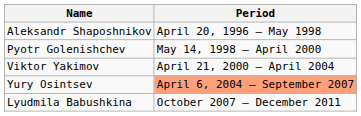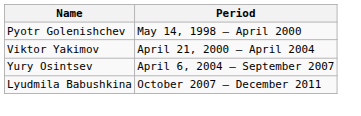- row: (79, 31)
(255, 85) lightsalmon background -> (236, 67) no background
